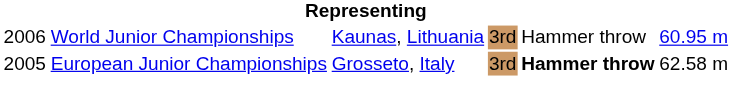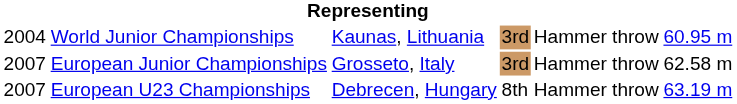(25, 37) 2006 -> (25, 37) 2004
(25, 63) 2005 -> (25, 63) 2007
(588, 63) bold -> (596, 63) normal
+ row: (180, 89)
